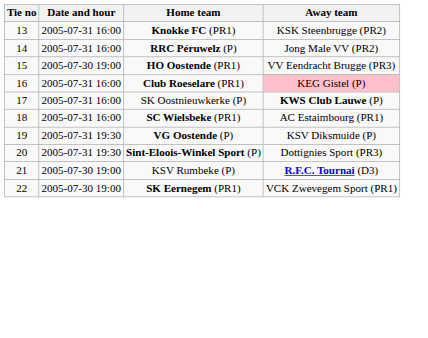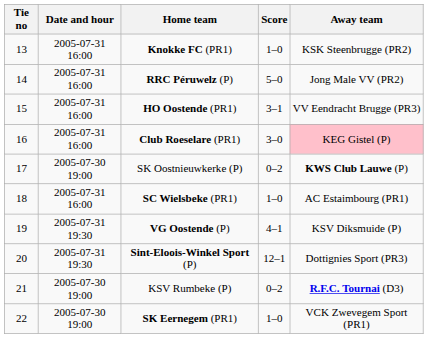+ column: (274, 19)
(81, 65) 2005-07-30 19:00 -> (80, 109) 2005-07-31 16:00
(81, 100) 2005-07-31 16:00 -> (80, 169) 2005-07-30 19:00
